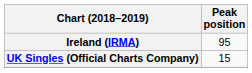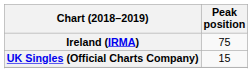(224, 42) 95 -> (224, 42) 75
